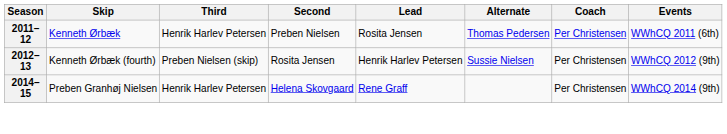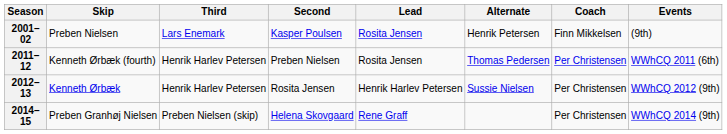+ row: (26, 34)
(85, 34) Kenneth Ørbæk -> (102, 61) Kenneth Ørbæk (fourth)
(102, 61) Kenneth Ørbæk (fourth) -> (85, 88) Kenneth Ørbæk
(210, 61) Preben Nielsen (skip) -> (214, 88) Henrik Harlev Petersen
(214, 88) Henrik Harlev Petersen -> (210, 116) Preben Nielsen (skip)
